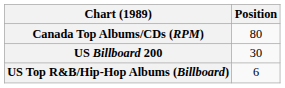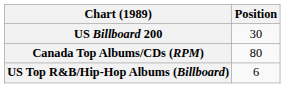rows swapped: (118, 33) <-> (118, 53)
